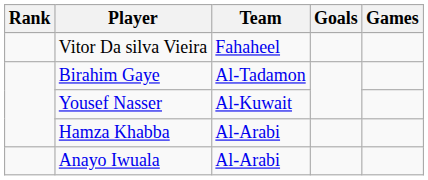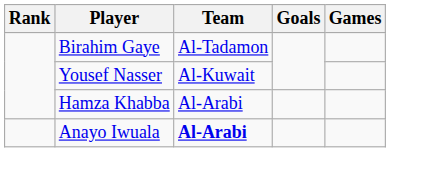- row: (133, 47)
(248, 160) normal -> (212, 132) bold
